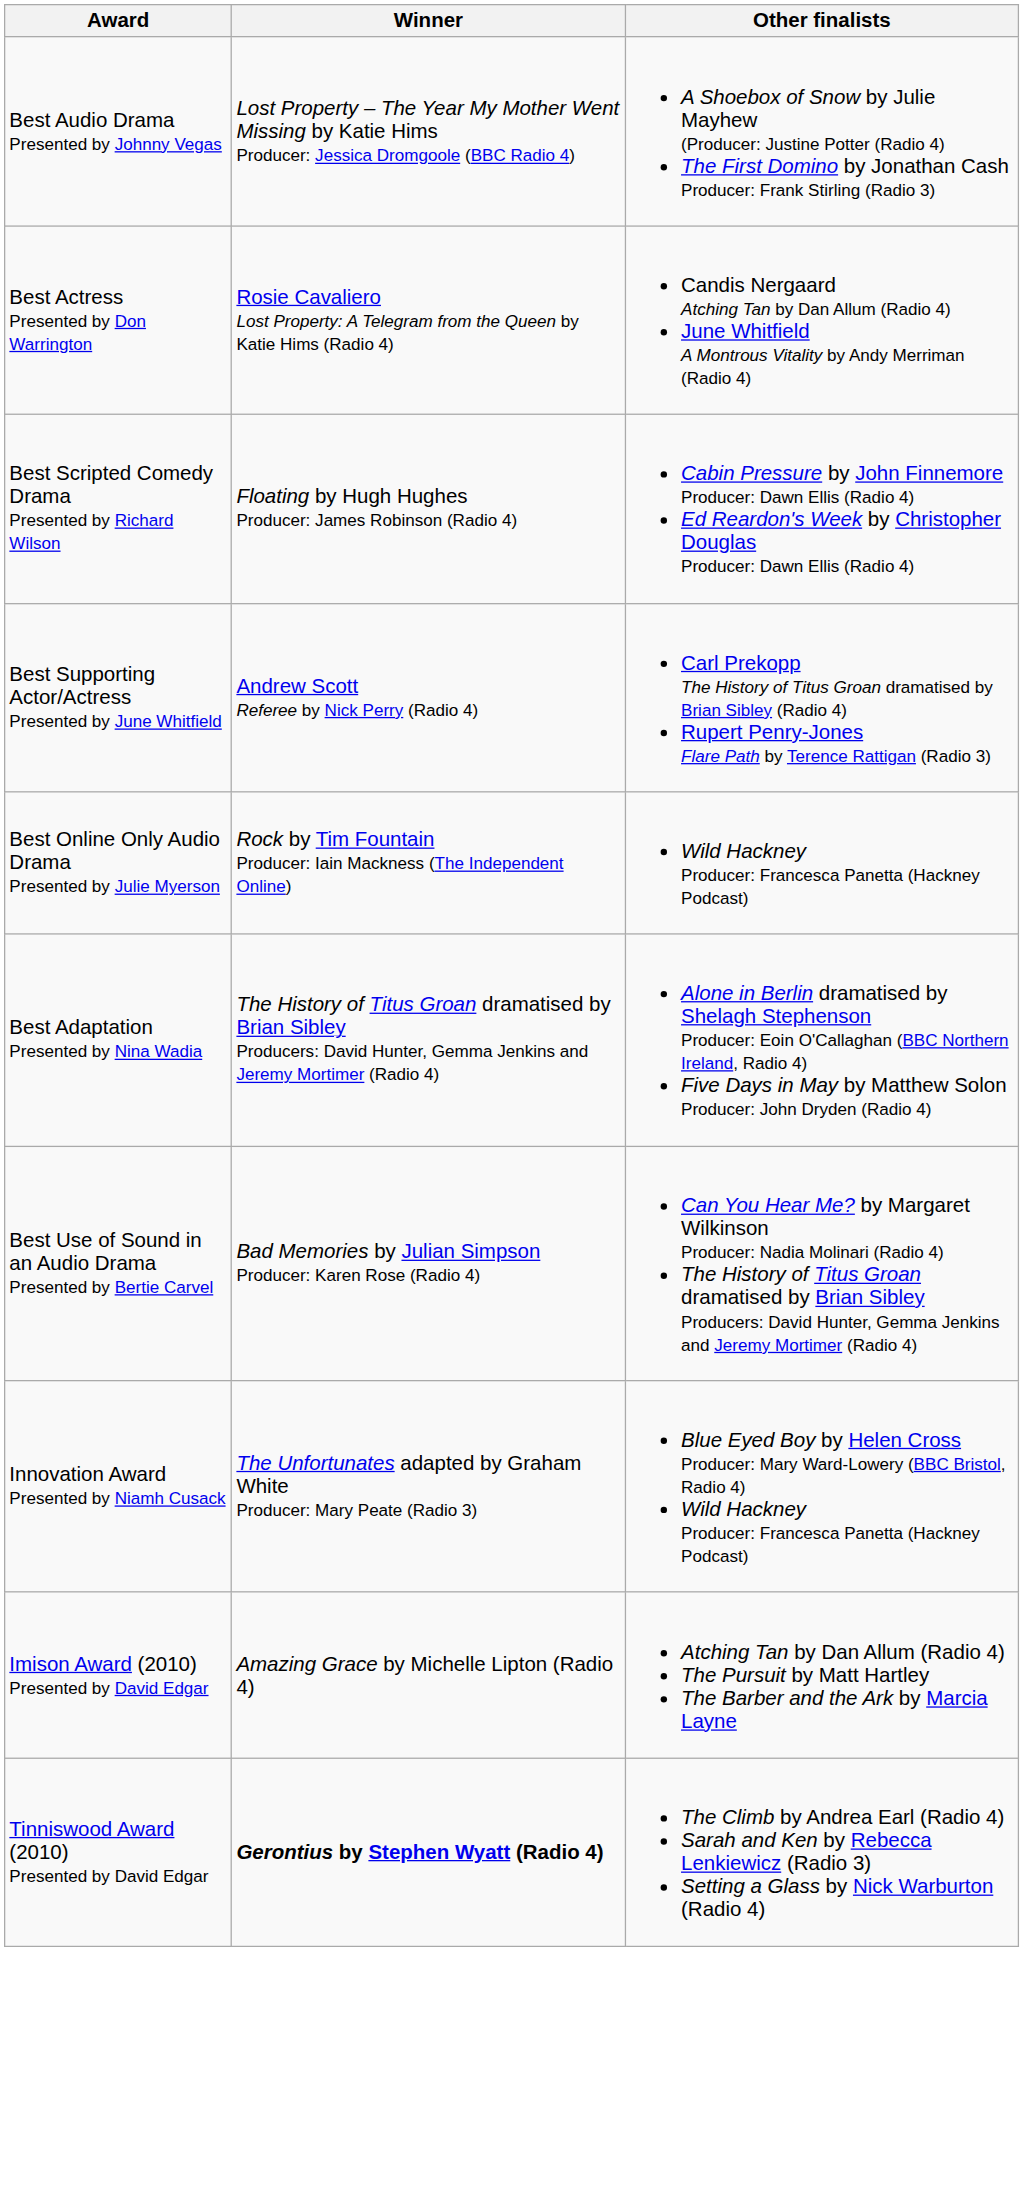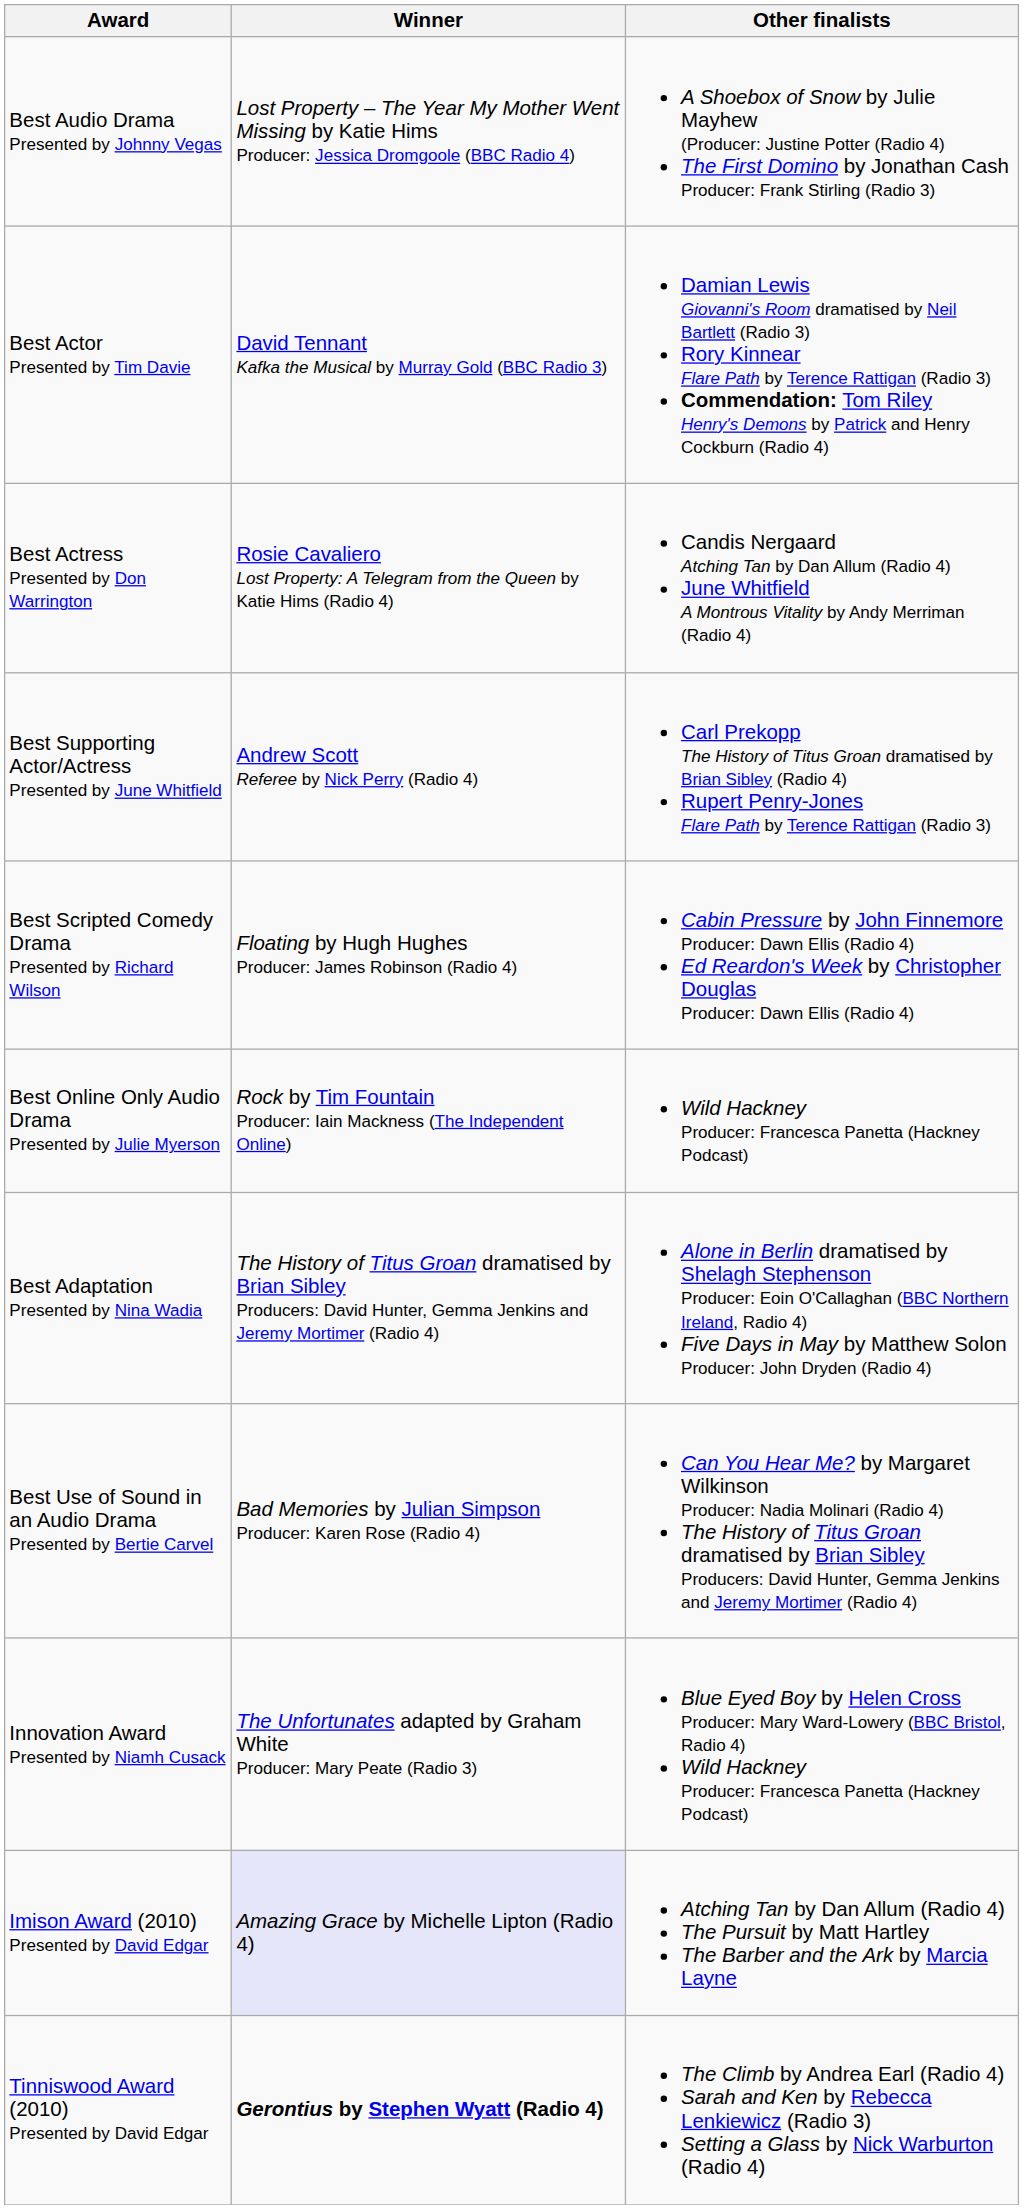+ row: (100, 354)
rows swapped: (116, 697) <-> (111, 508)
(425, 1674) no background -> (425, 1932) lavender background
